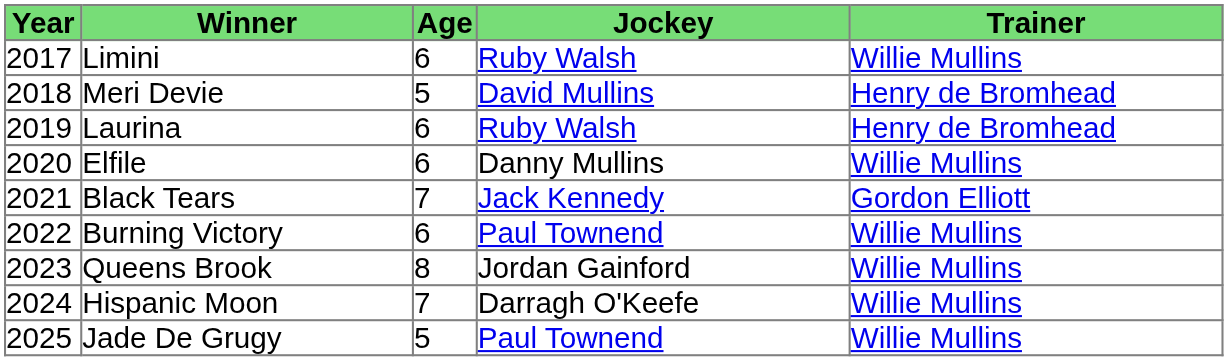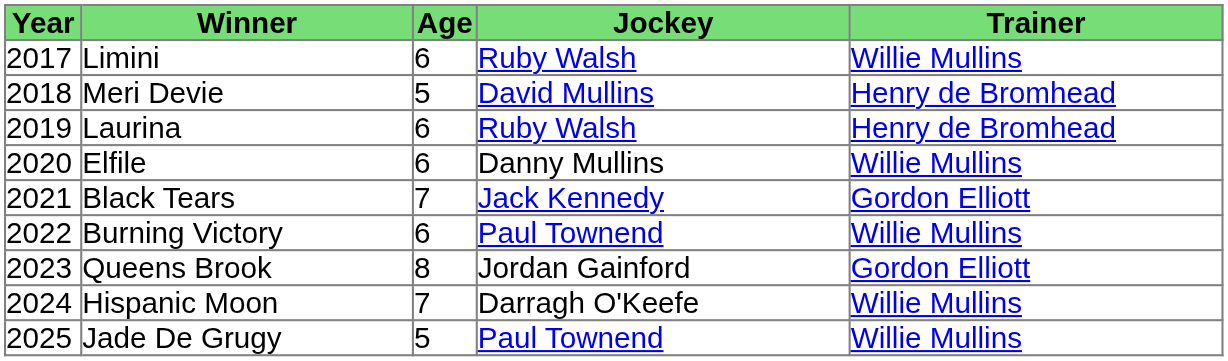(936, 268) Willie Mullins -> (940, 268) Gordon Elliott
